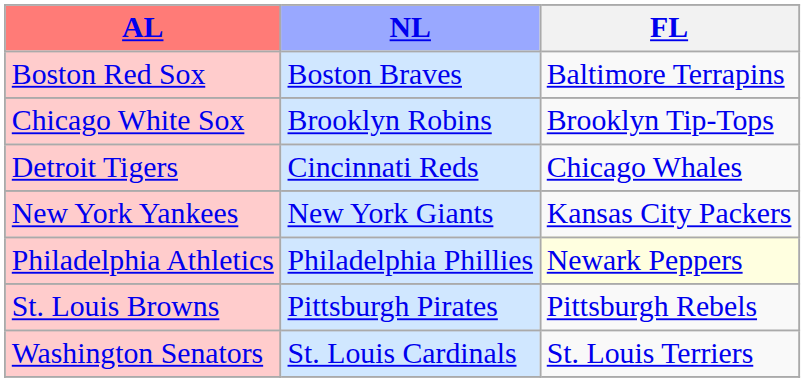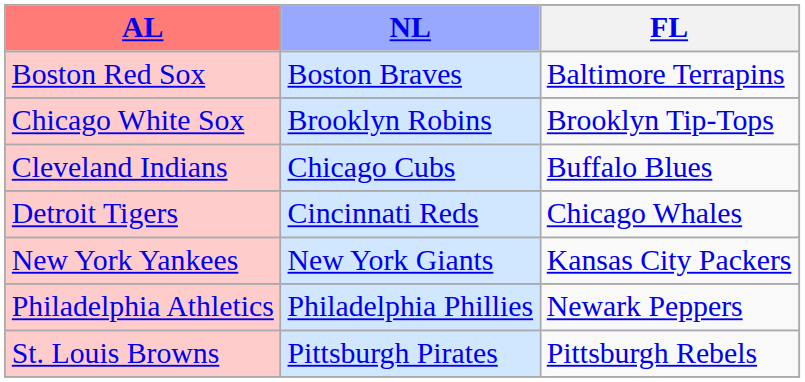+ row: (120, 167)
(645, 260) lightyellow background -> (645, 306) no background
- row: (137, 353)
